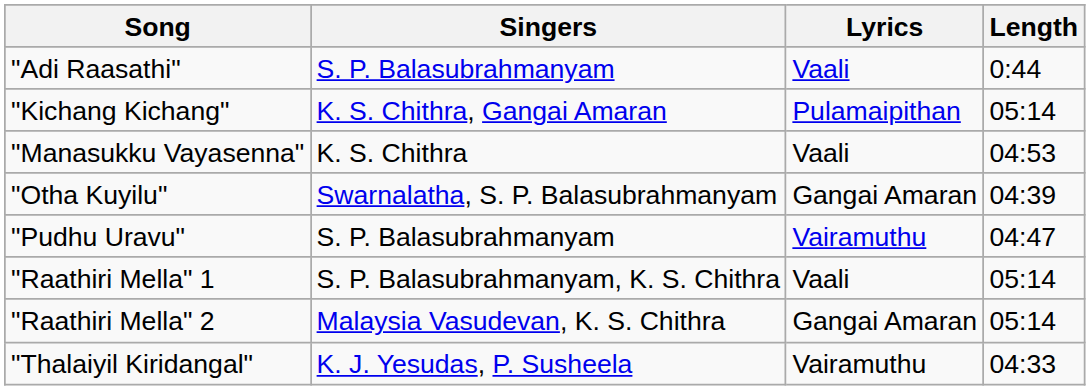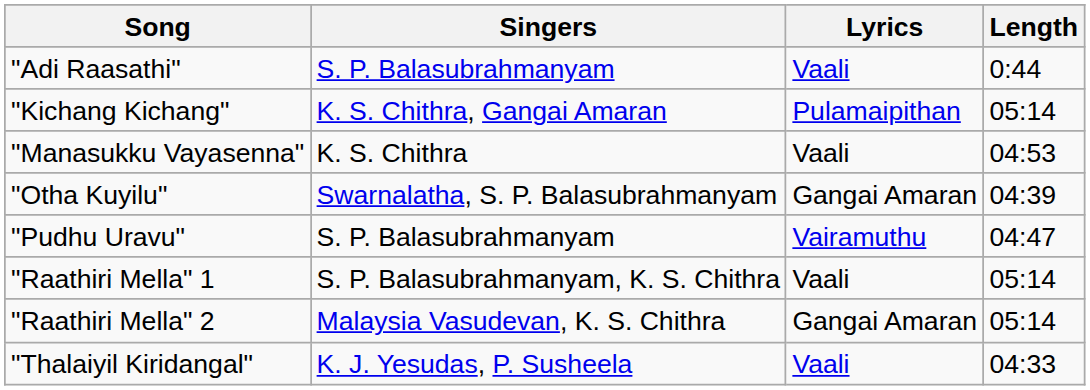(859, 363) Vairamuthu -> (821, 363) Vaali
